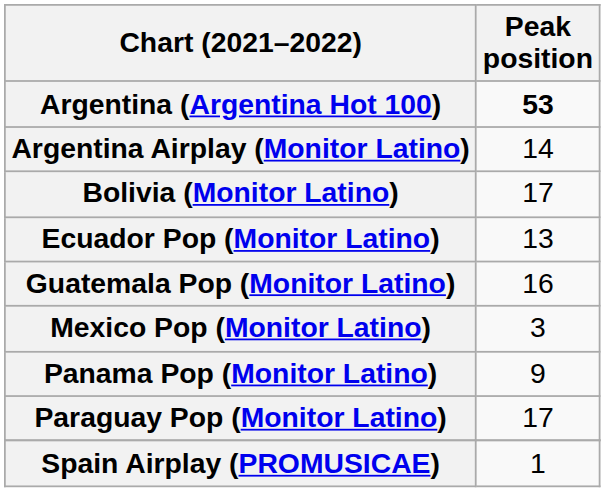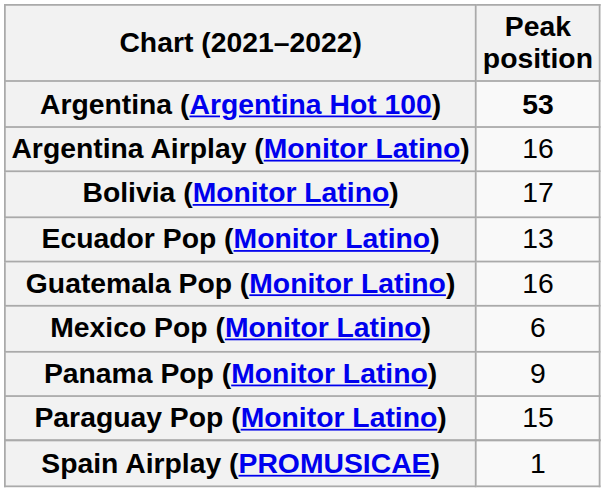(538, 148) 14 -> (538, 148) 16
(538, 328) 3 -> (538, 328) 6
(538, 418) 17 -> (538, 418) 15
